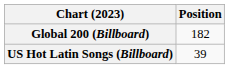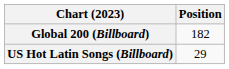(200, 53) 39 -> (200, 53) 29
